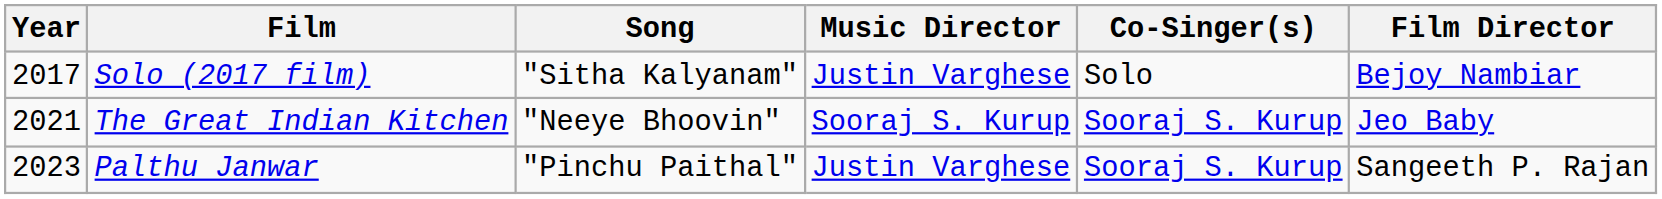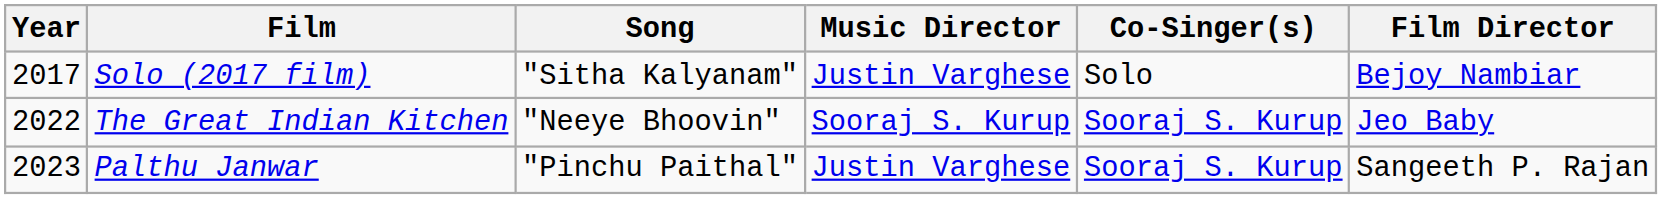(46, 122) 2021 -> (46, 122) 2022
